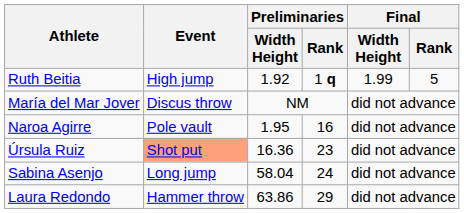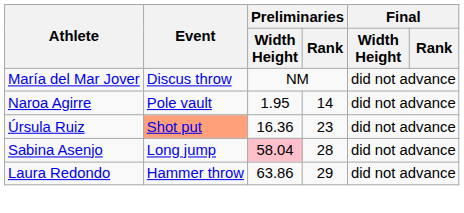- row: (44, 80)
(325, 127) 16 -> (325, 103) 14
(275, 174) no background -> (275, 150) pink background
(325, 174) 24 -> (325, 150) 28
